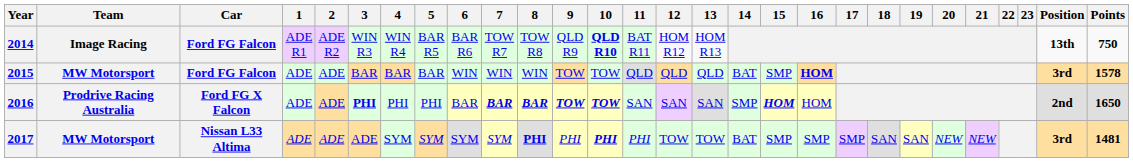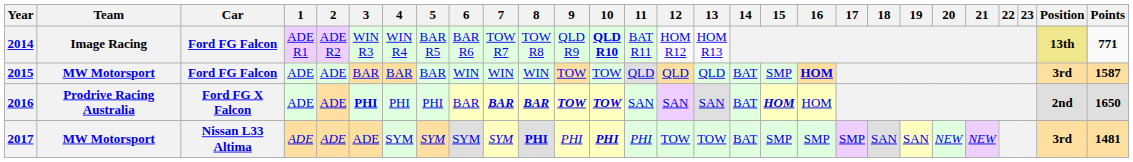(1062, 44) no background -> (1062, 44) khaki background
(1108, 44) 750 -> (1108, 44) 771
(1108, 73) 1578 -> (1108, 73) 1587
(744, 102) SMP -> (745, 102) BAT
